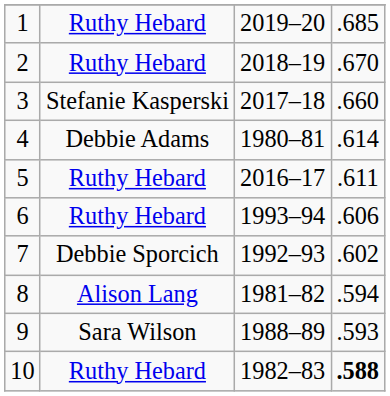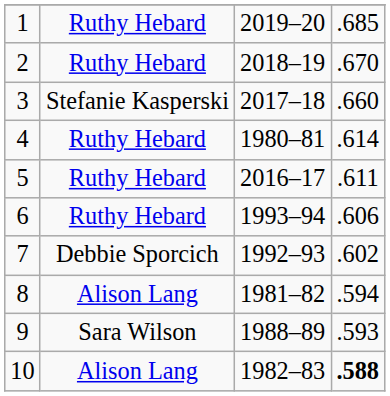(137, 139) Debbie Adams -> (137, 139) Ruthy Hebard
(137, 370) Ruthy Hebard -> (137, 370) Alison Lang
